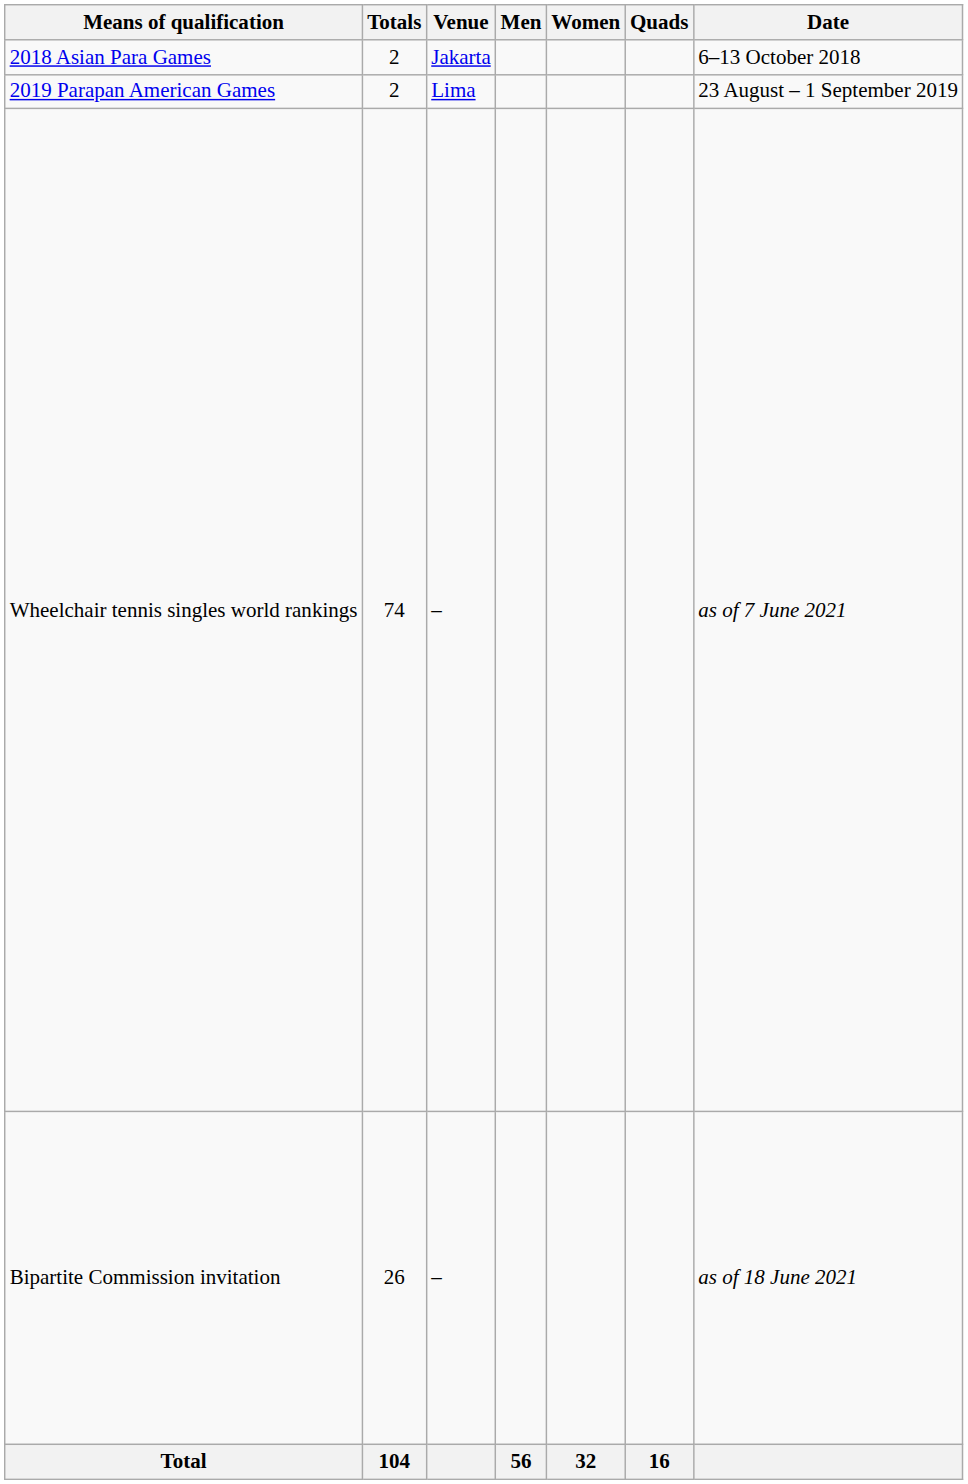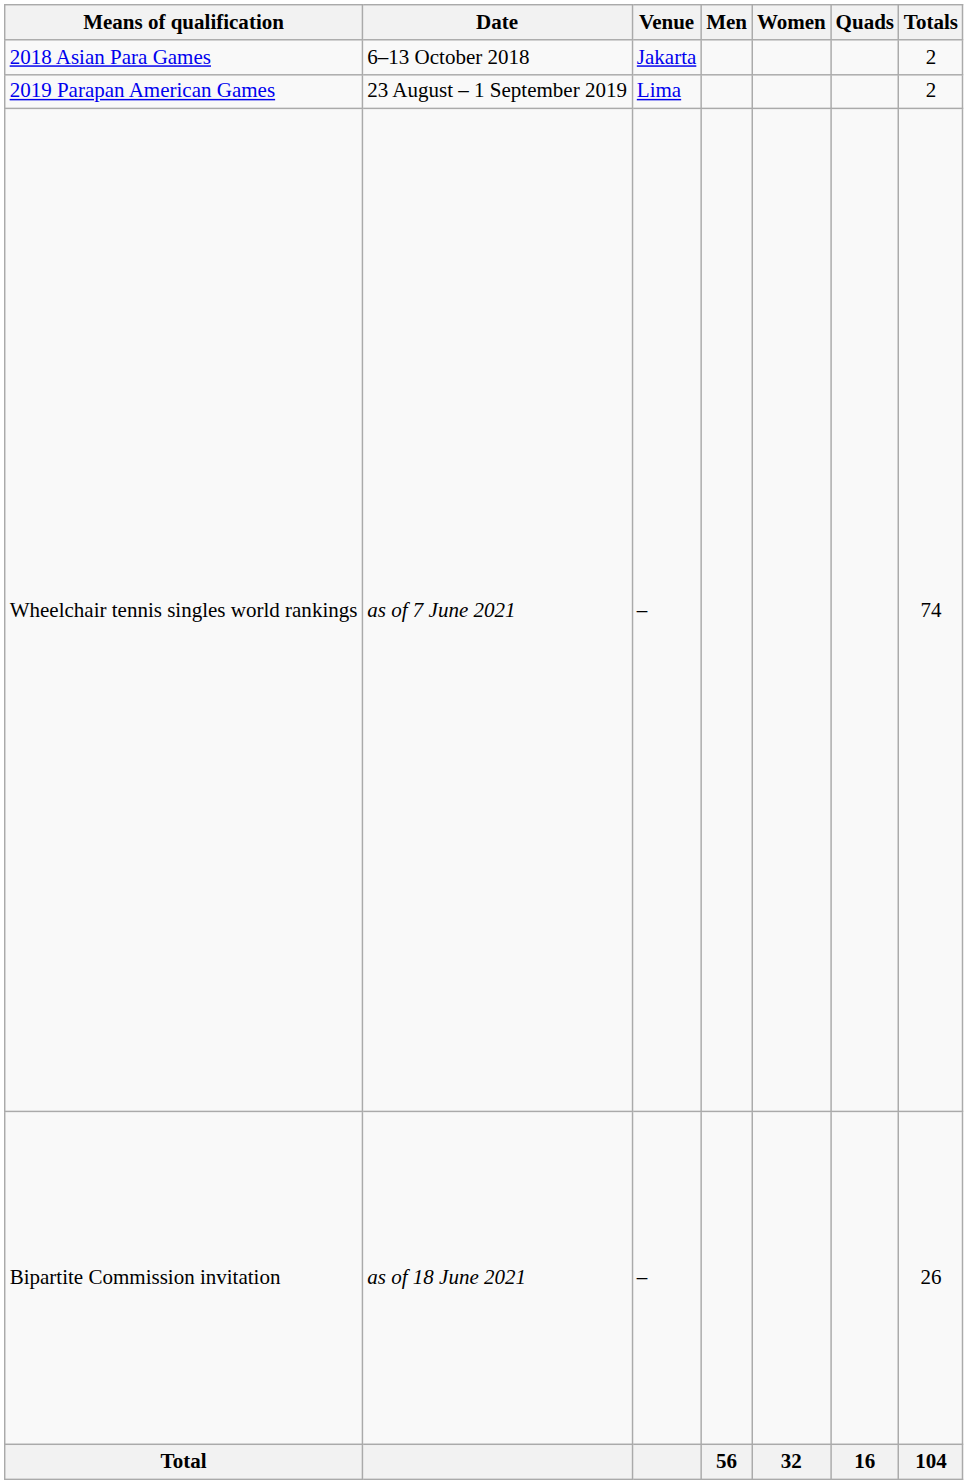columns swapped: (828, 22) <-> (394, 22)
